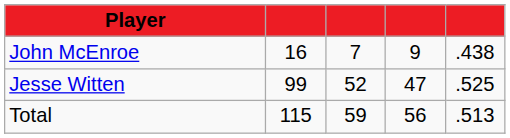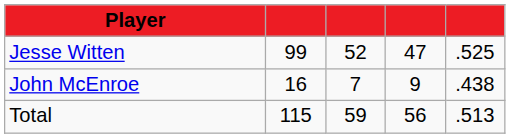rows swapped: (67, 84) <-> (74, 52)
